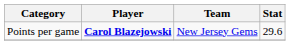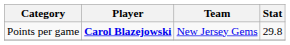(272, 31) 29.6 -> (272, 31) 29.8
